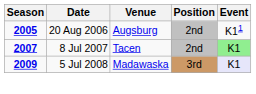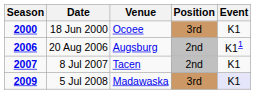+ row: (79, 29)
(25, 30) 2005 -> (25, 47) 2006
(234, 48) lightgreen background -> (234, 65) no background
